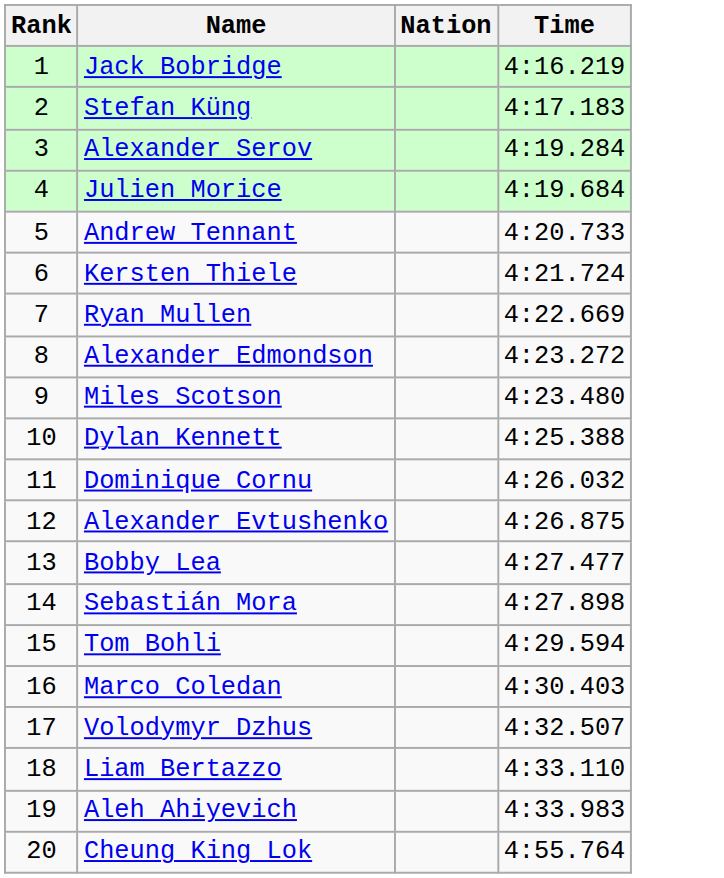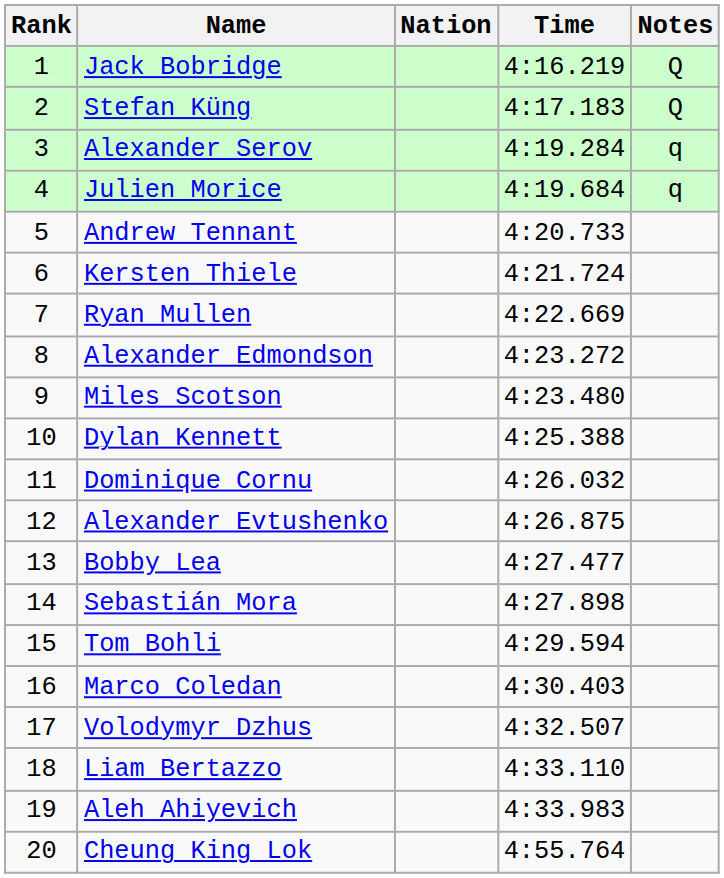+ column: (675, 26)
